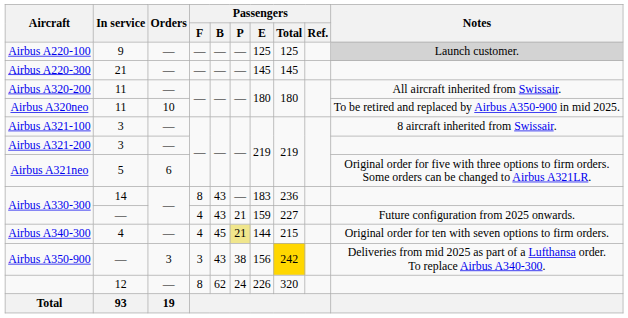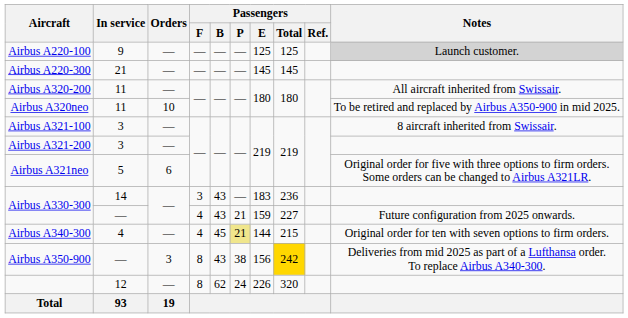(200, 196) 8 -> (200, 196) 3
(200, 259) 3 -> (200, 259) 8
